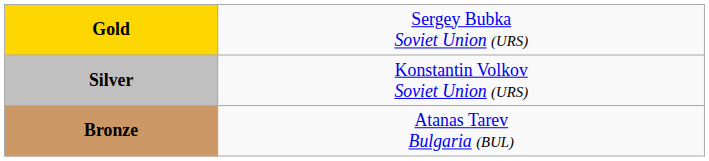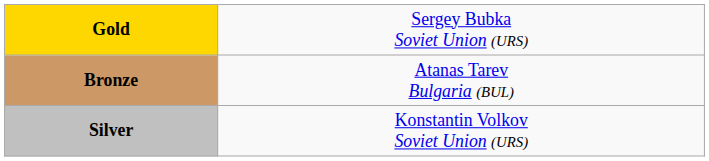rows swapped: (111, 79) <-> (111, 130)
